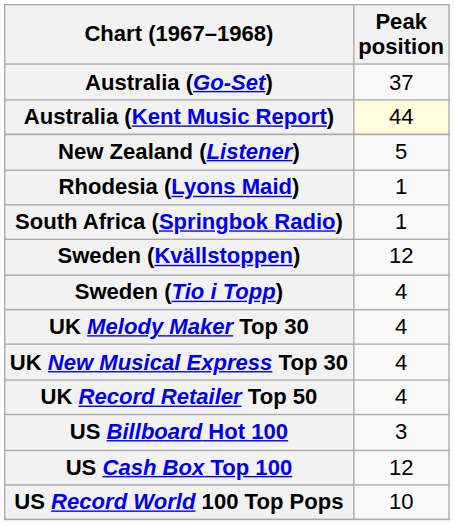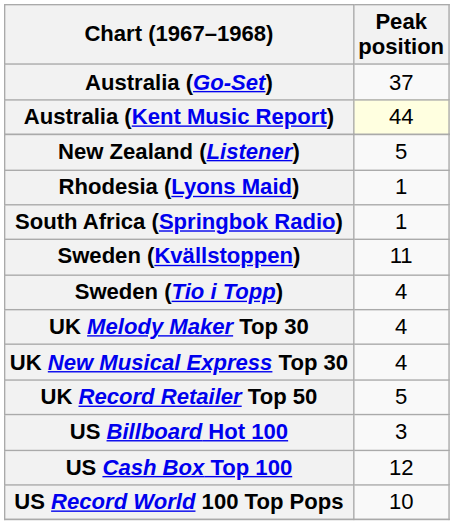(401, 256) 12 -> (401, 256) 11
(401, 397) 4 -> (401, 397) 5
